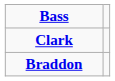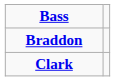rows swapped: (54, 64) <-> (54, 40)
